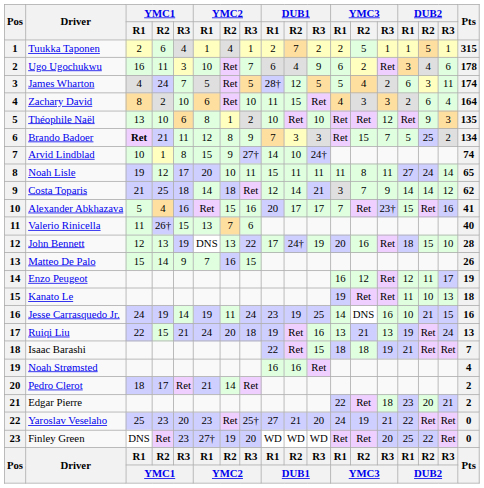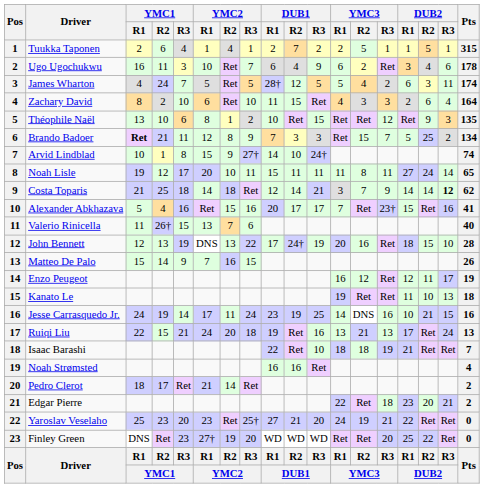(319, 119) 10 -> (319, 119) 15
(448, 190) normal -> (448, 190) bold
(207, 314) 19 -> (207, 314) 17
(408, 332) 19 -> (408, 332) 17
(319, 349) 15 -> (319, 349) 10
